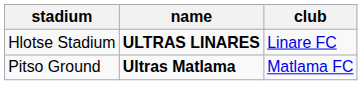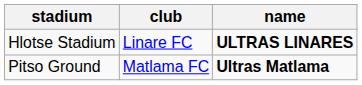columns swapped: (310, 17) <-> (191, 17)
